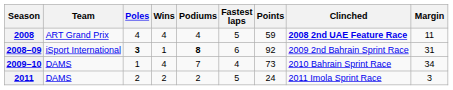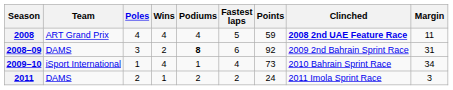(83, 49) iSport International -> (59, 49) DAMS
(137, 49) bold -> (137, 49) normal
(164, 49) 1 -> (164, 49) 2
(59, 63) DAMS -> (83, 63) iSport International
(198, 63) 7 -> (198, 63) 1
(164, 77) 2 -> (164, 77) 1
(237, 77) 5 -> (237, 77) 2
